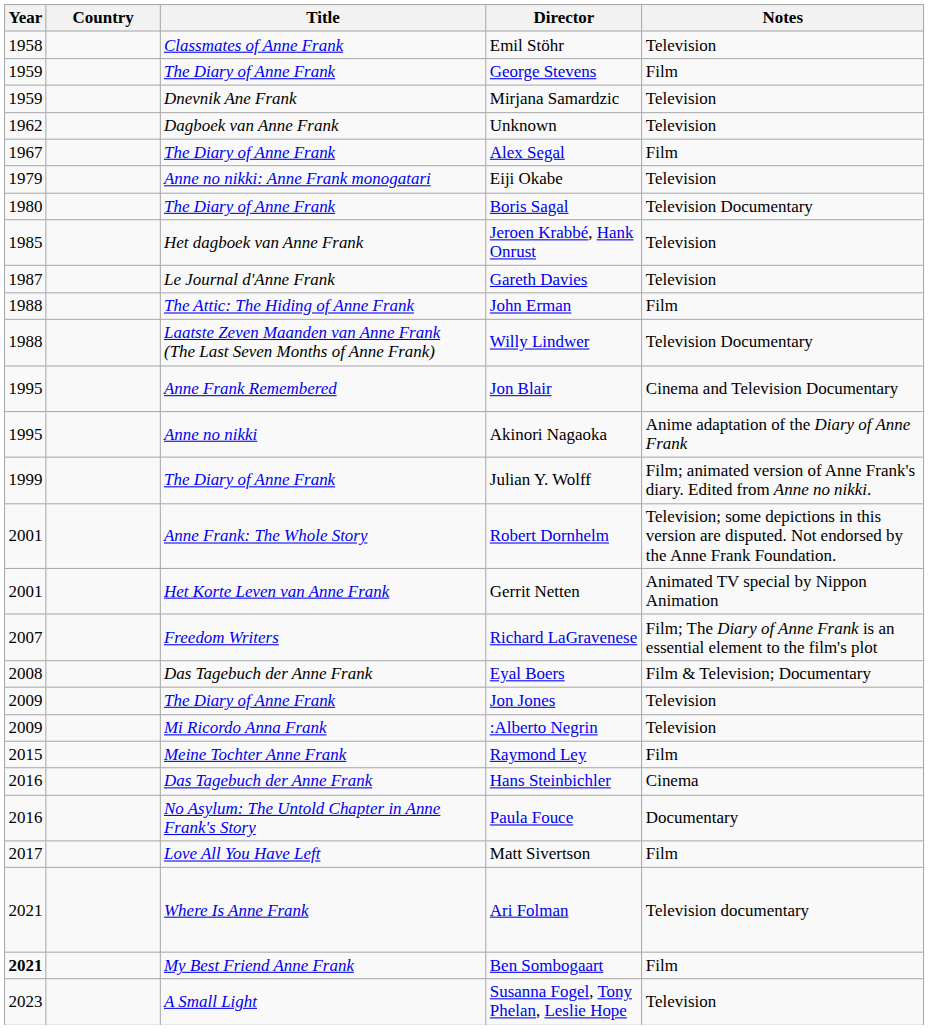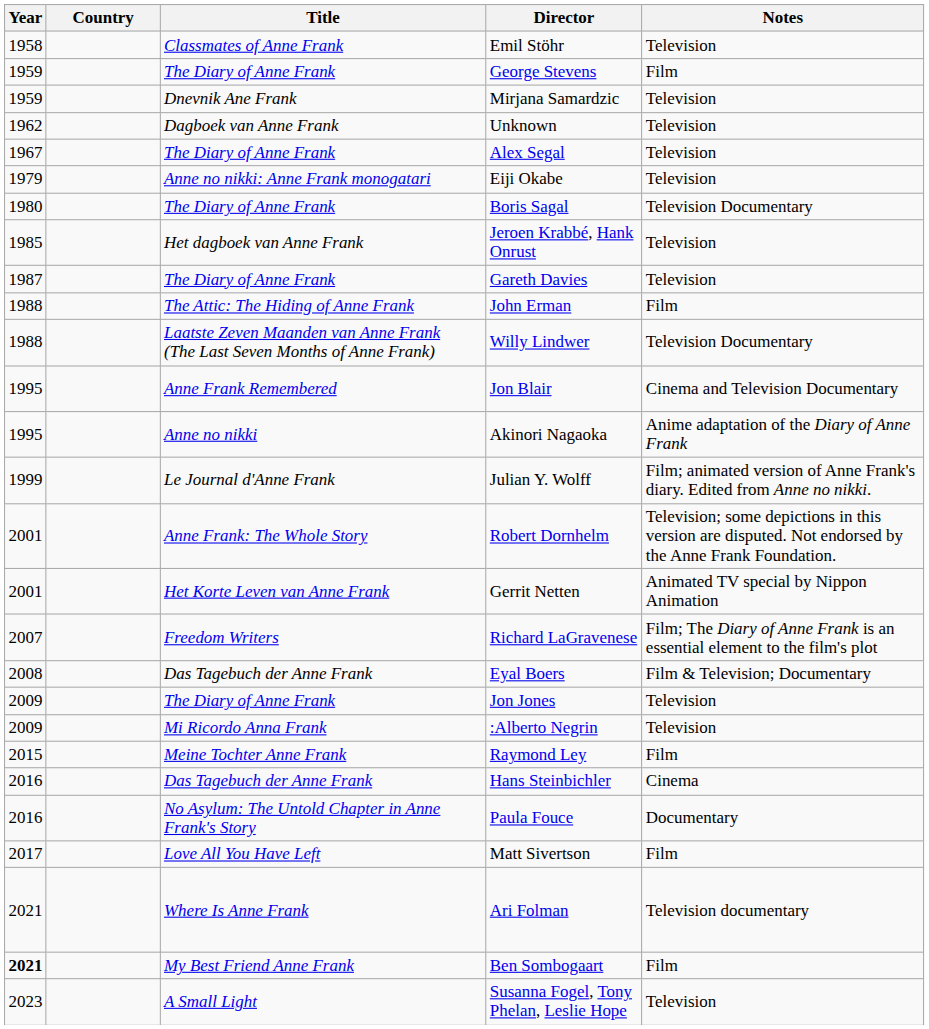(662, 152) Film -> (681, 152) Television
(249, 279) Le Journal d'Anne Frank -> (250, 279) The Diary of Anne Frank
(250, 480) The Diary of Anne Frank -> (249, 480) Le Journal d'Anne Frank
